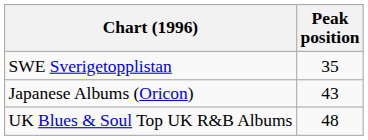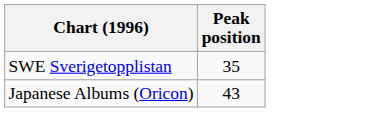- row: (150, 120)
